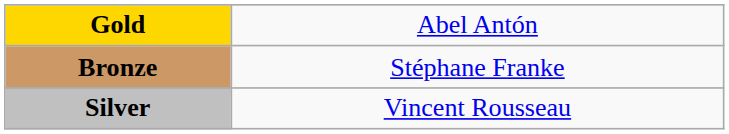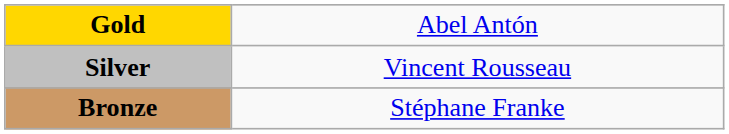rows swapped: (118, 107) <-> (118, 66)
